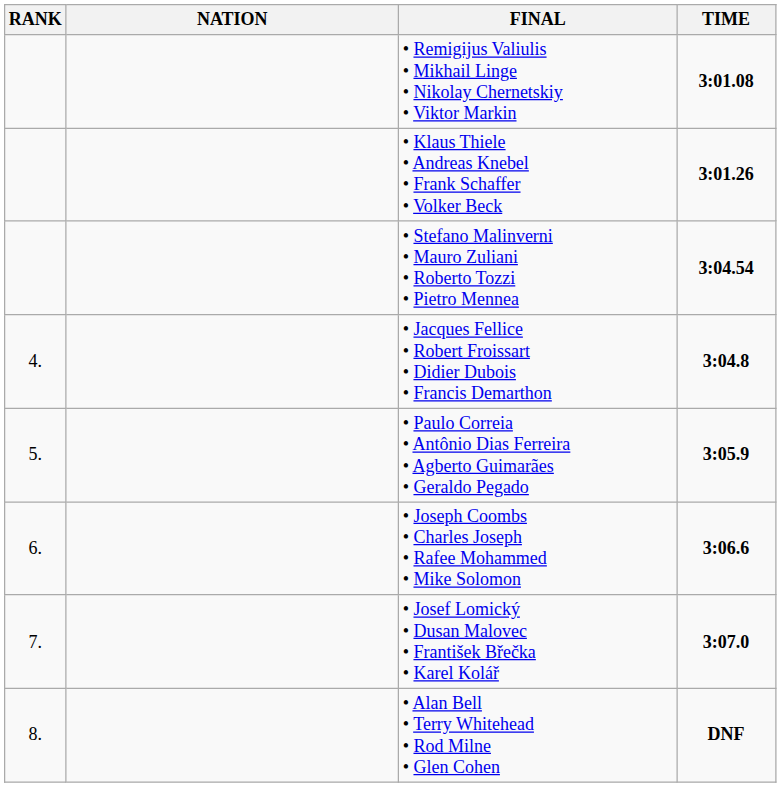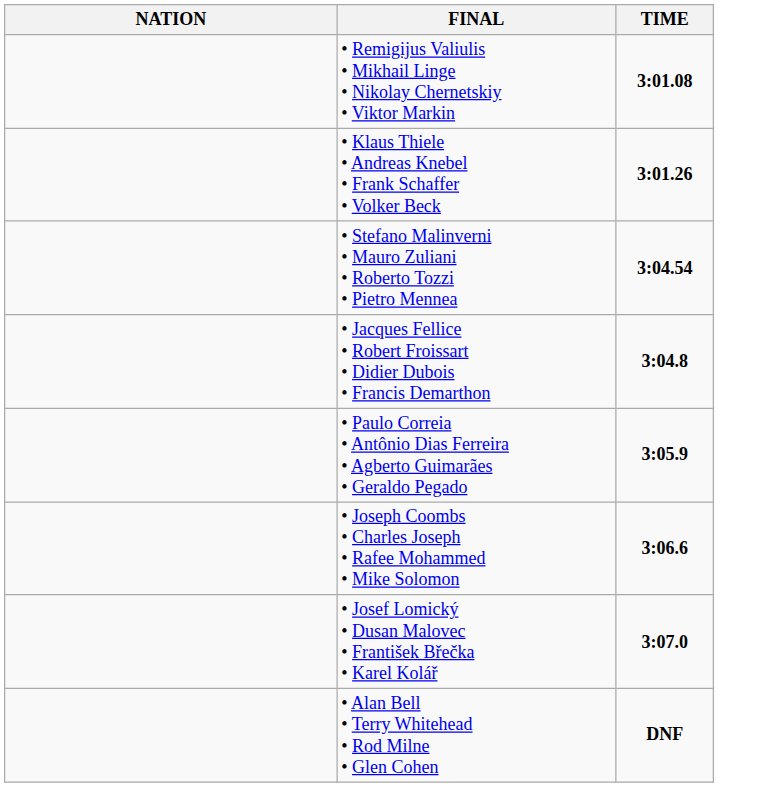- column: (35, 19)
